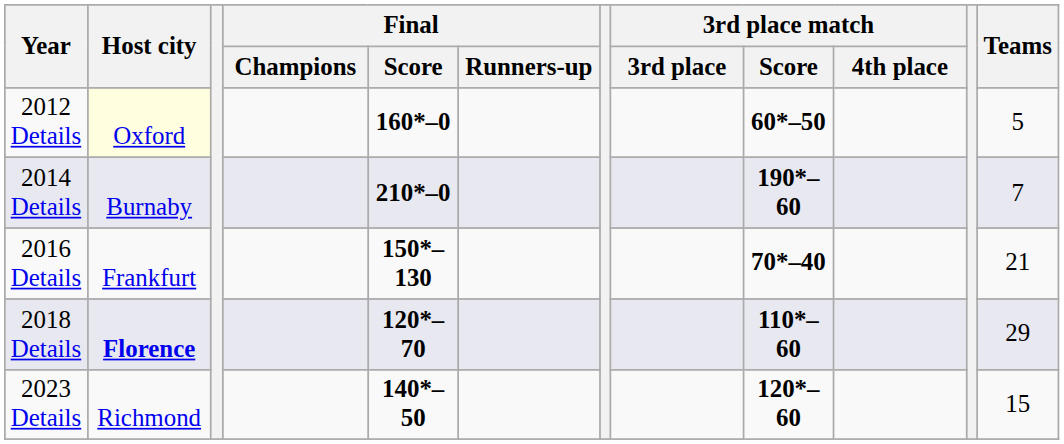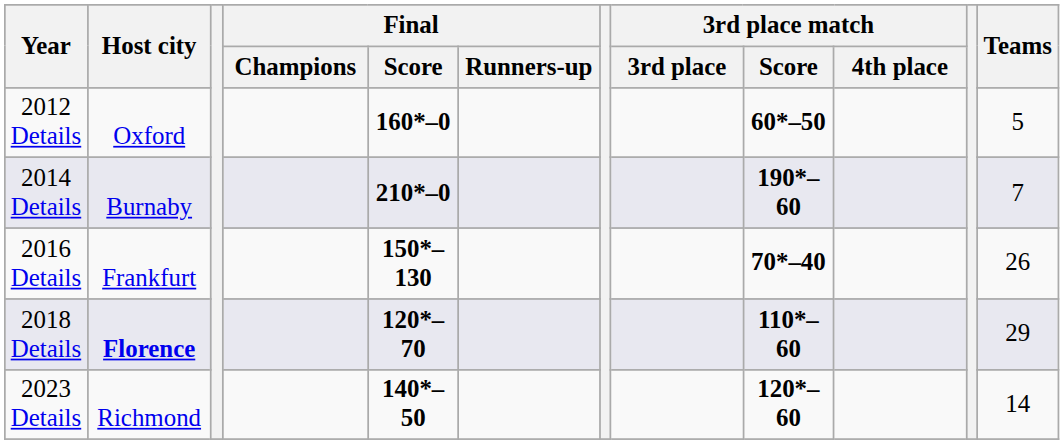(149, 137) lightyellow background -> (149, 137) no background
(1018, 263) 21 -> (1018, 263) 26
(1018, 404) 15 -> (1018, 404) 14
